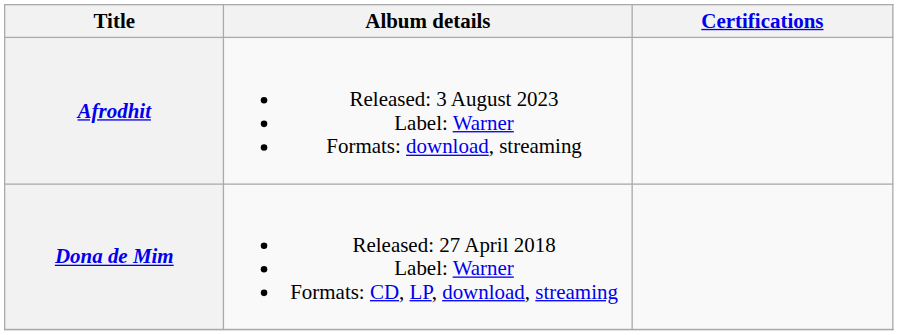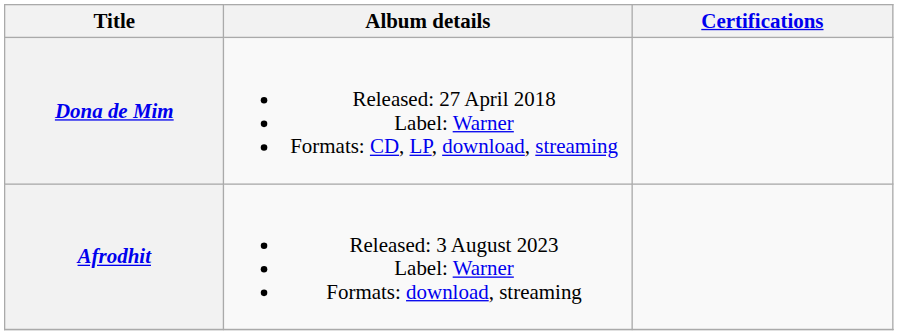rows swapped: (114, 256) <-> (114, 110)
